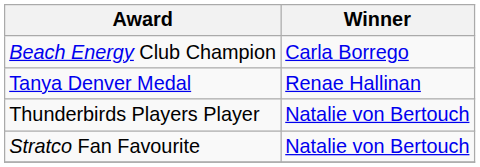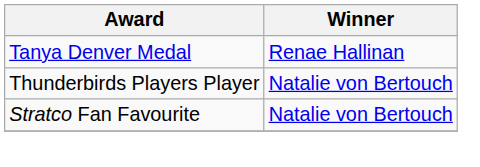- row: (143, 51)
